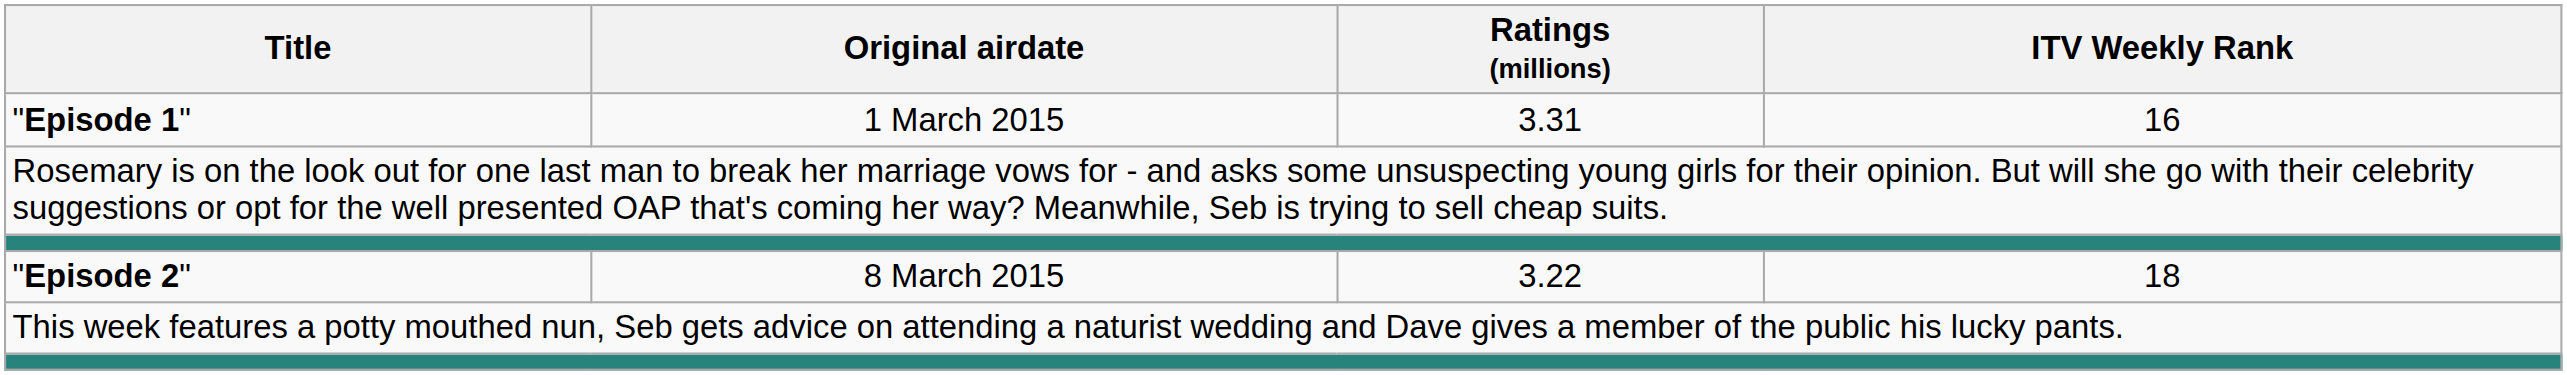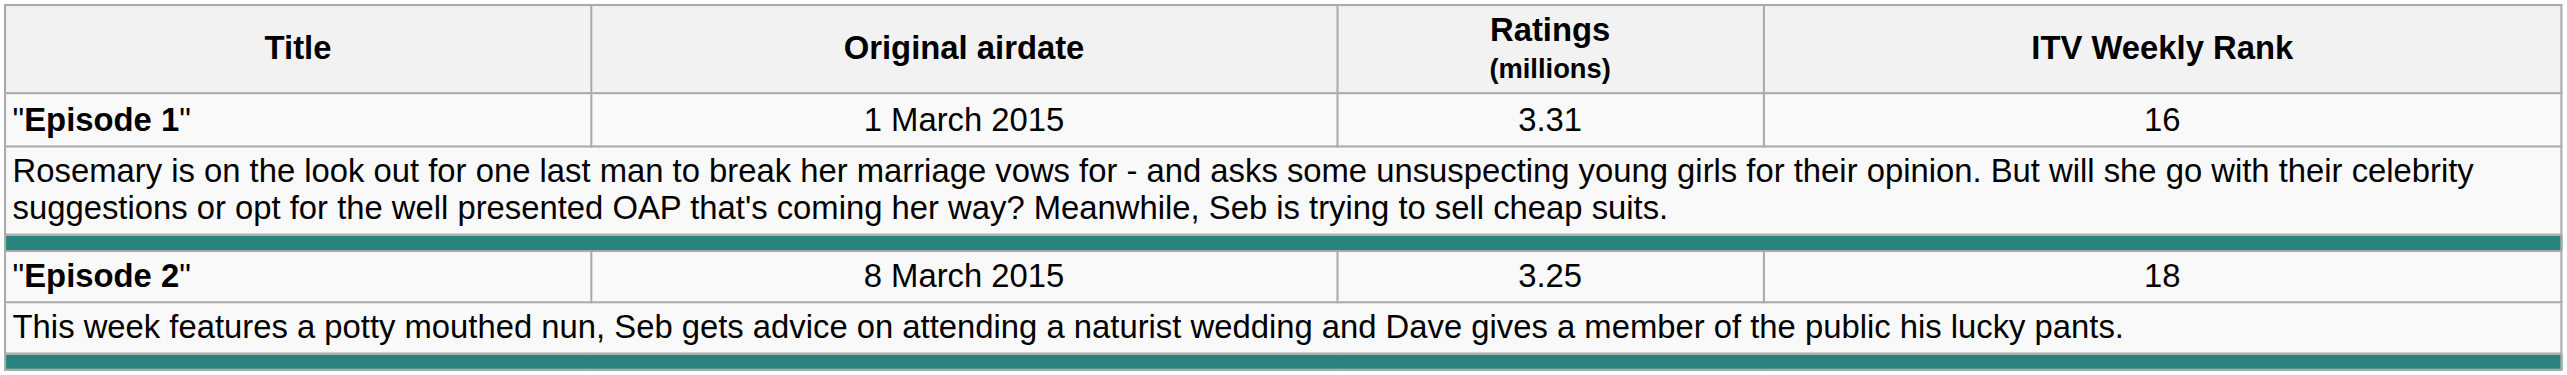(1550, 275) 3.22 -> (1550, 275) 3.25
